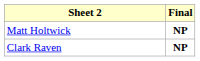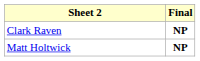rows swapped: (39, 30) <-> (34, 47)
